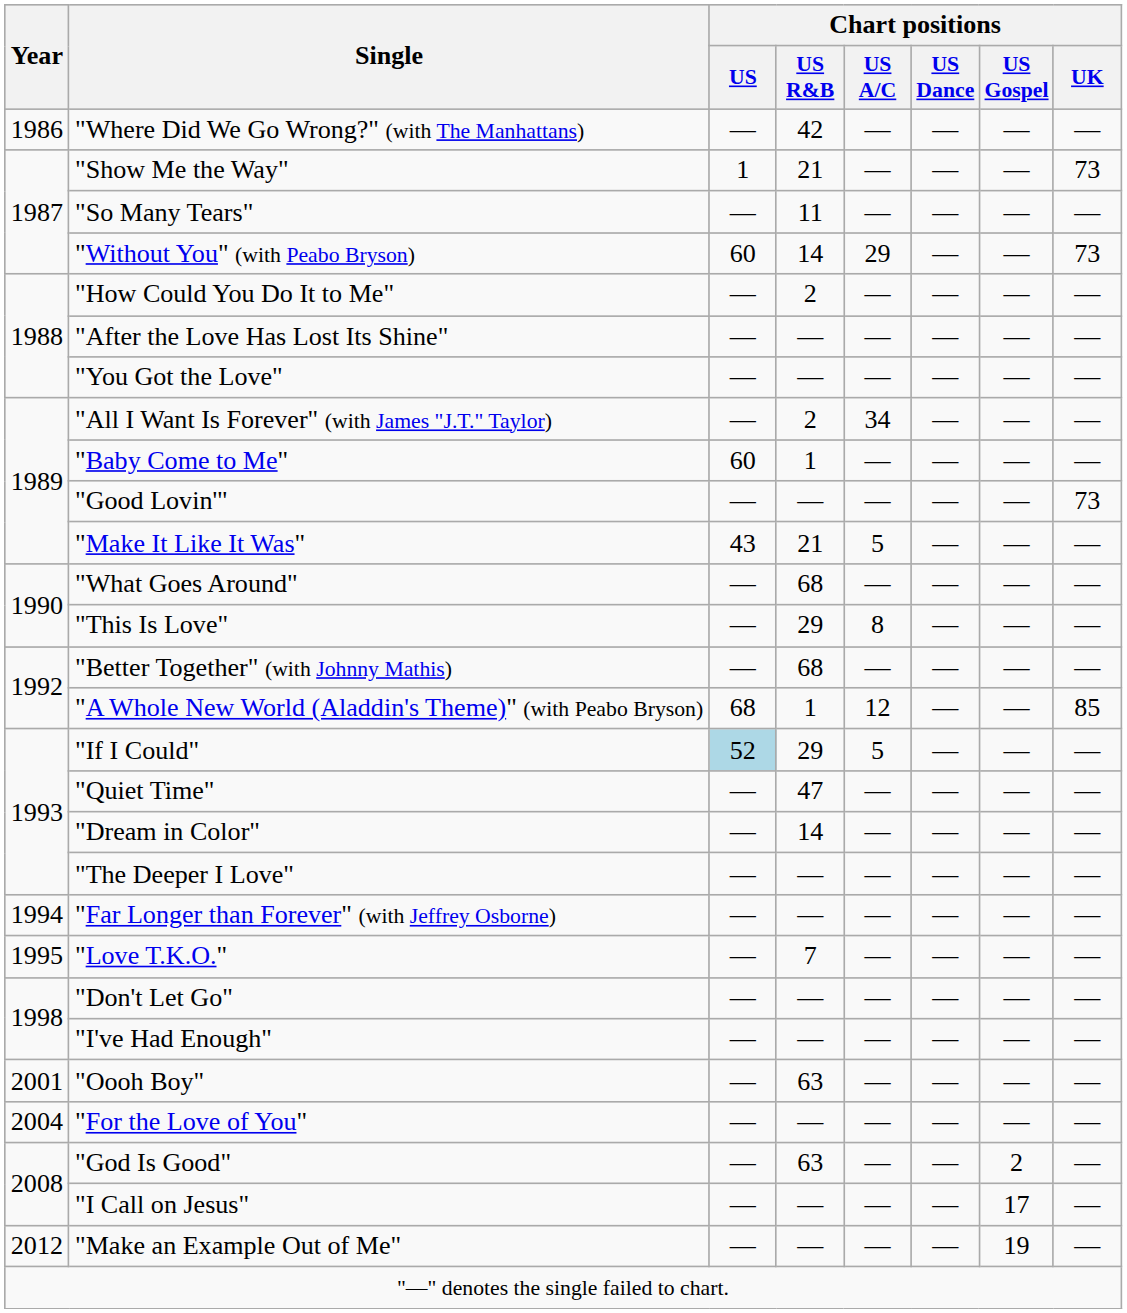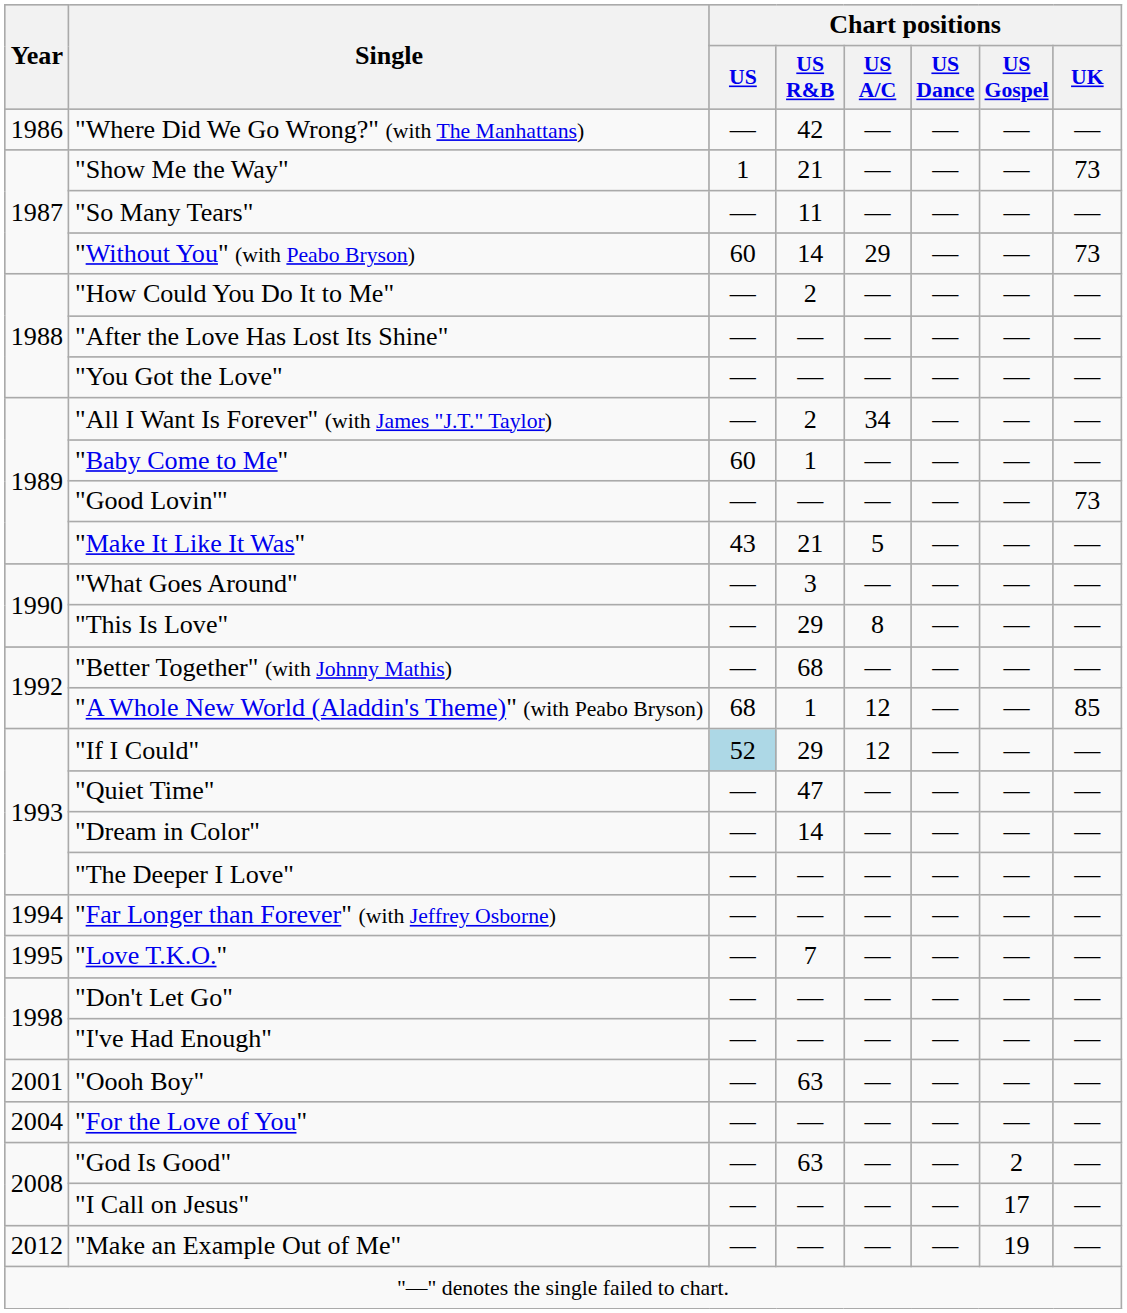(810, 583) 68 -> (810, 583) 3
(878, 749) 5 -> (878, 749) 12
